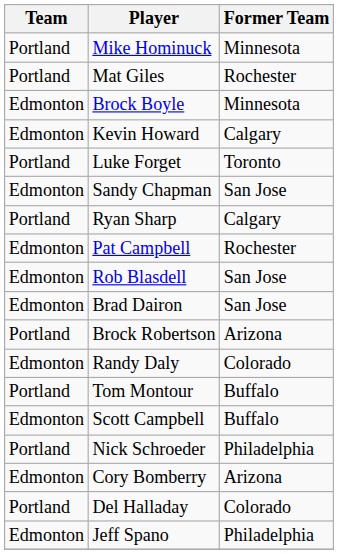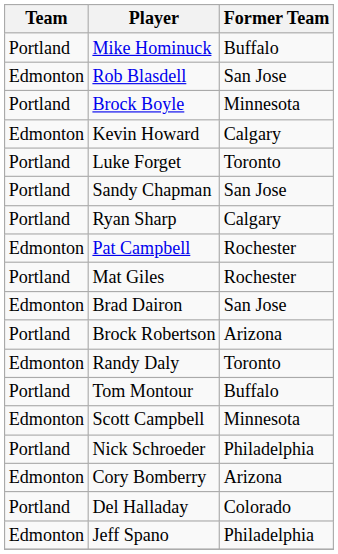(262, 47) Minnesota -> (251, 47) Buffalo
rows swapped: (139, 276) <-> (128, 76)
(46, 104) Edmonton -> (39, 104) Portland
(46, 190) Edmonton -> (39, 190) Portland
(257, 362) Colorado -> (252, 362) Toronto
(251, 420) Buffalo -> (262, 420) Minnesota
